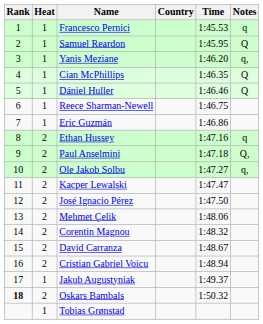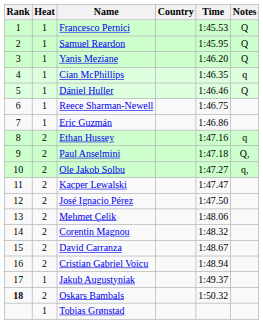(245, 28) q -> (245, 28) Q
(245, 59) q, -> (245, 59) Q
(245, 75) Q -> (245, 75) q
